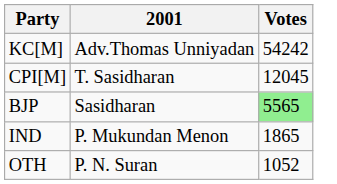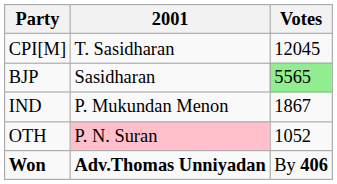- row: (36, 48)
(281, 135) 1865 -> (293, 106) 1867
(116, 164) no background -> (116, 135) pink background
+ row: (27, 164)
